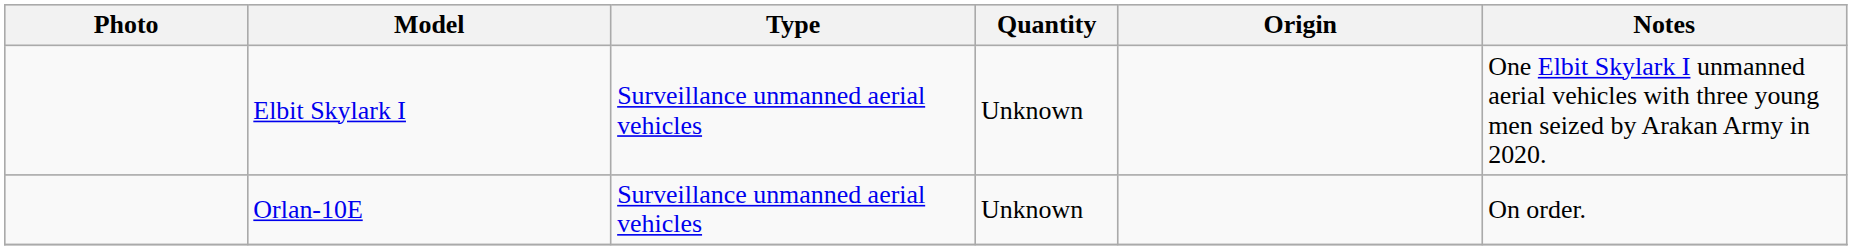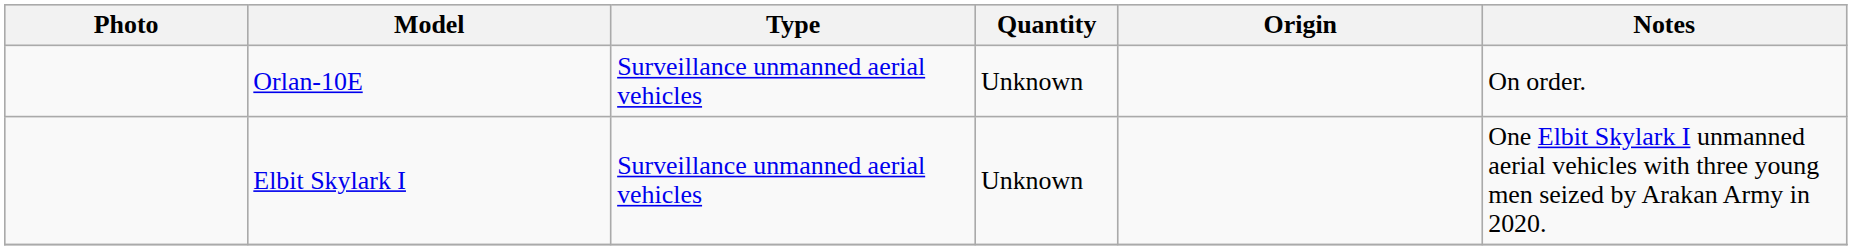rows swapped: (308, 209) <-> (330, 109)
